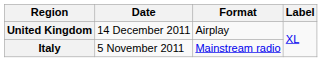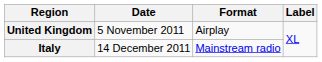(144, 30) 14 December 2011 -> (141, 30) 5 November 2011
(141, 48) 5 November 2011 -> (144, 48) 14 December 2011
